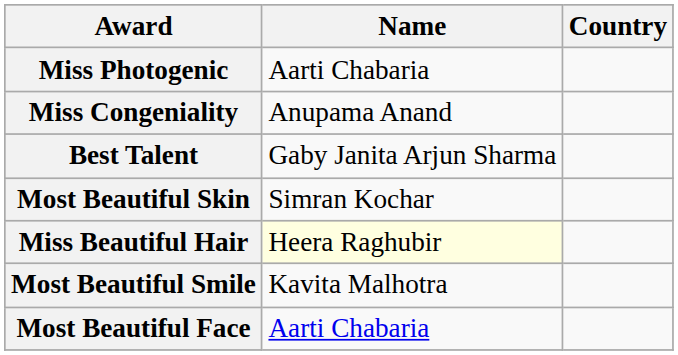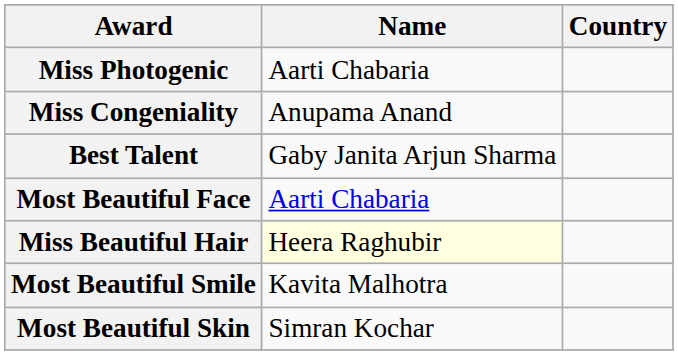rows swapped: (134, 328) <-> (134, 198)
